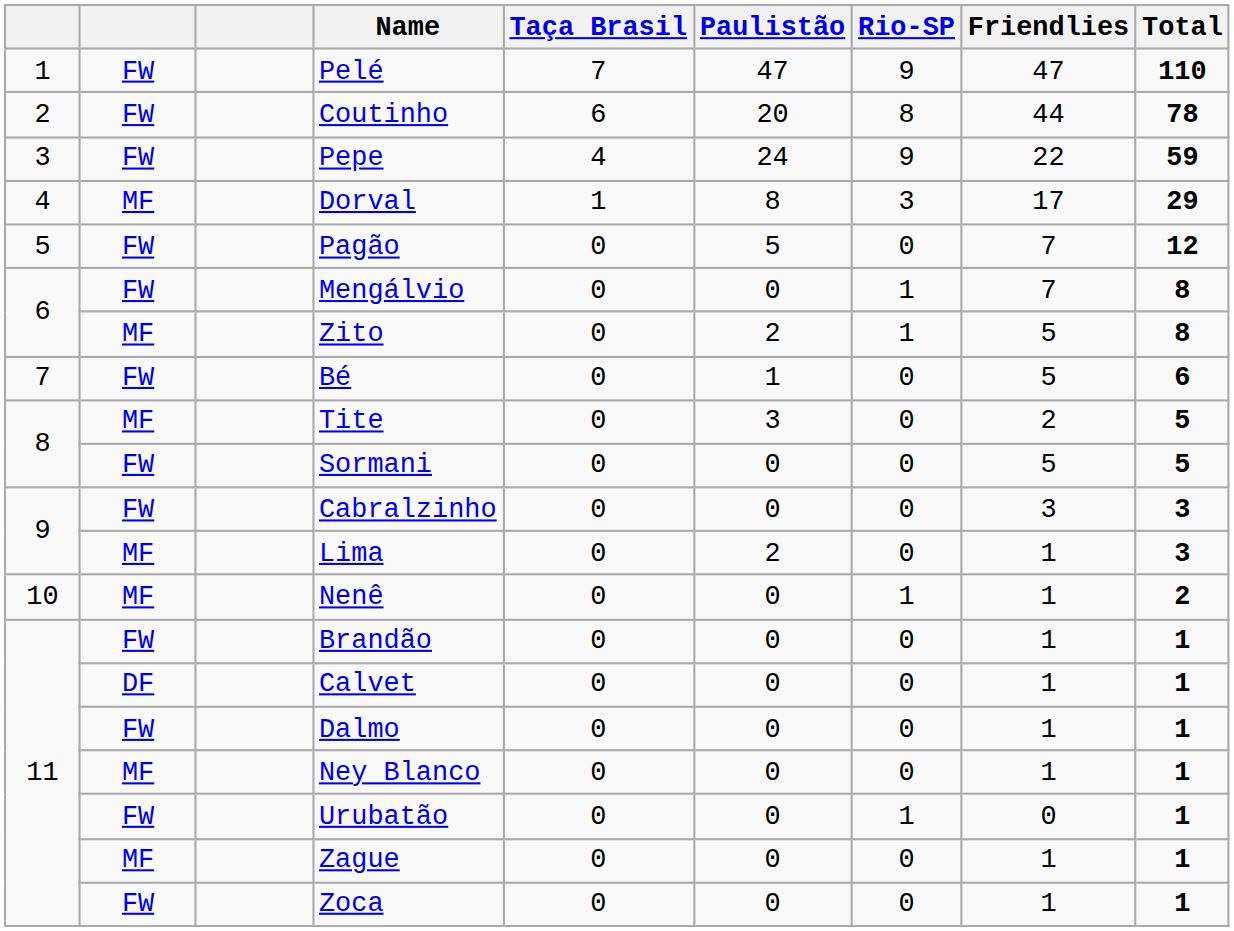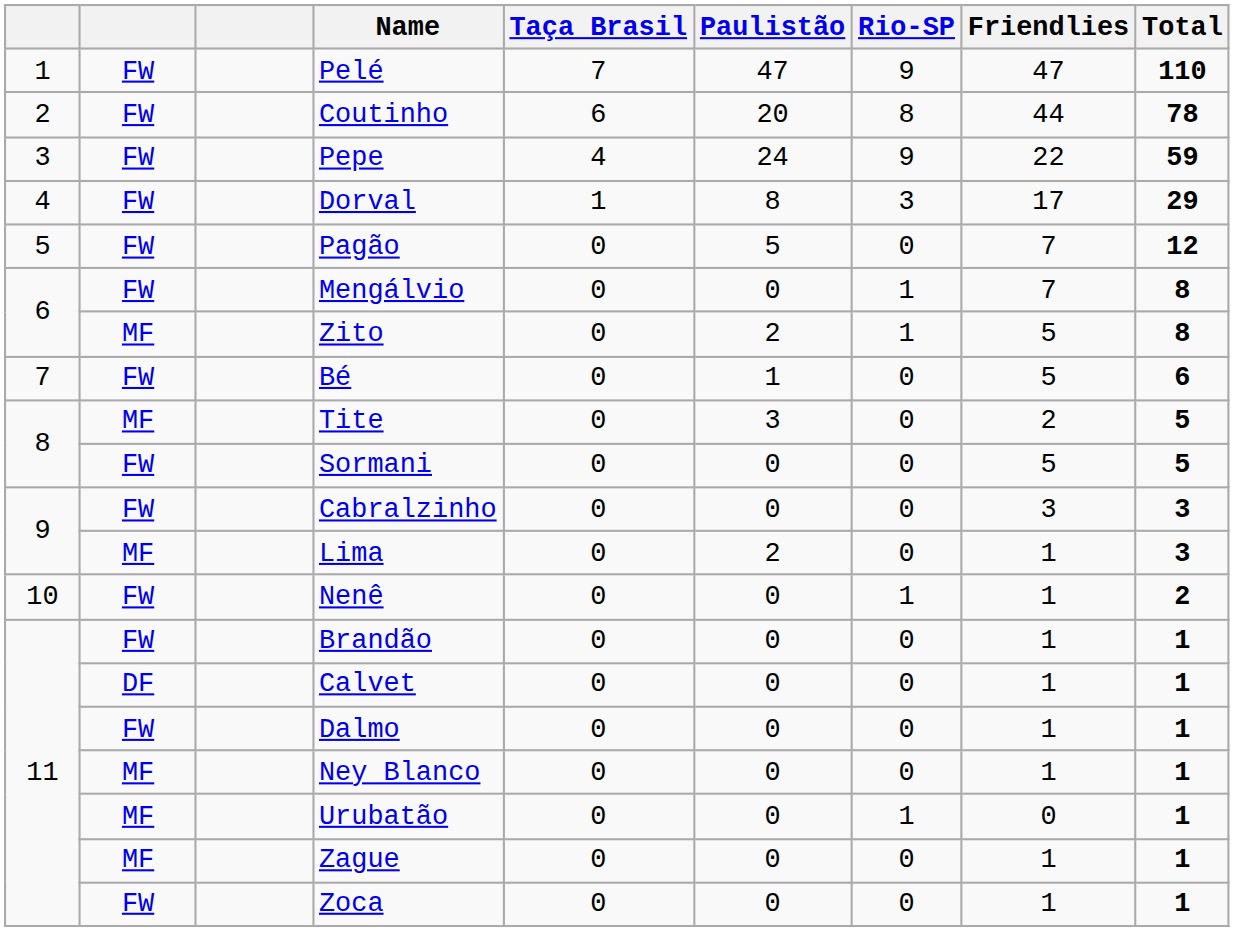(138, 202) MF -> (138, 202) FW
(138, 597) MF -> (138, 597) FW
(138, 816) FW -> (138, 816) MF
